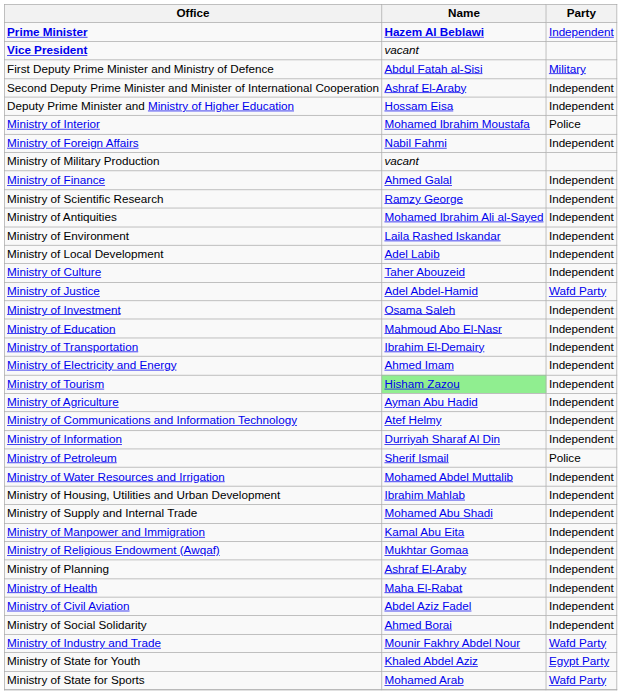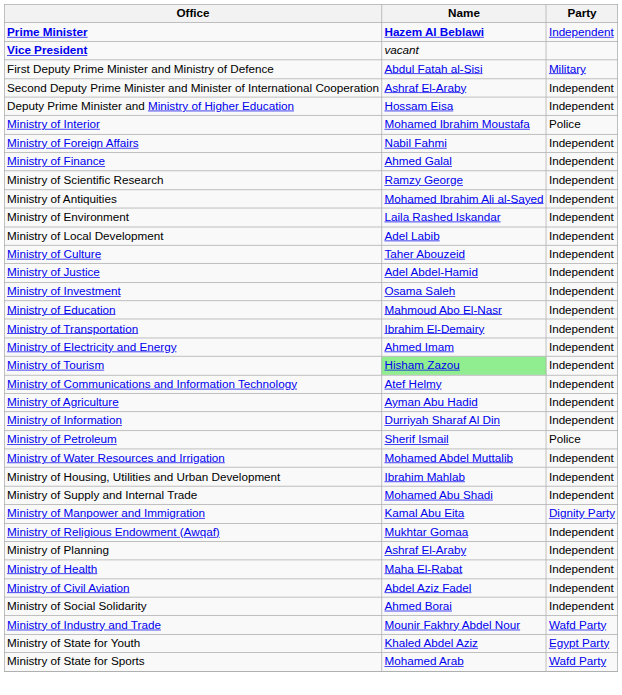- row: (83, 161)
(578, 291) Wafd Party -> (581, 273) Independent
rows swapped: (63, 402) <-> (152, 421)
(581, 532) Independent -> (582, 513) Dignity Party
